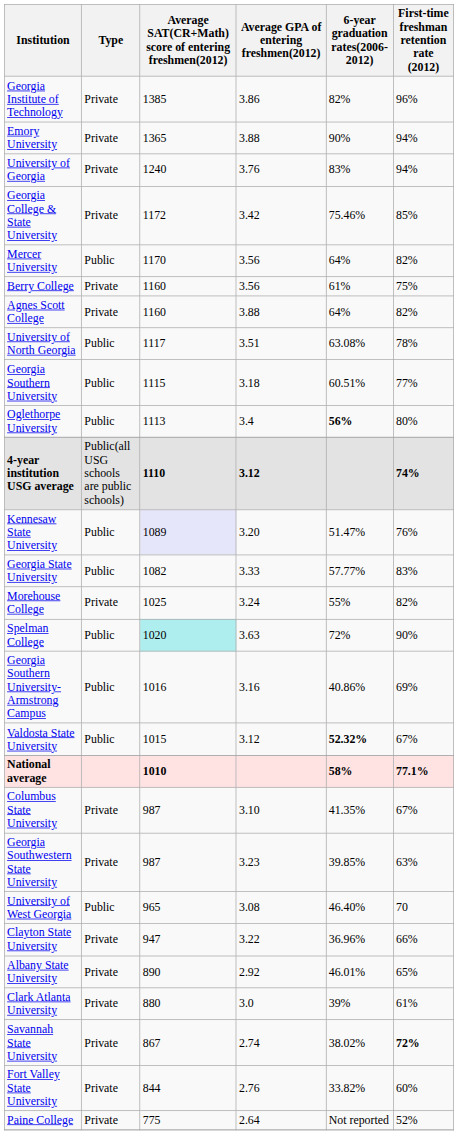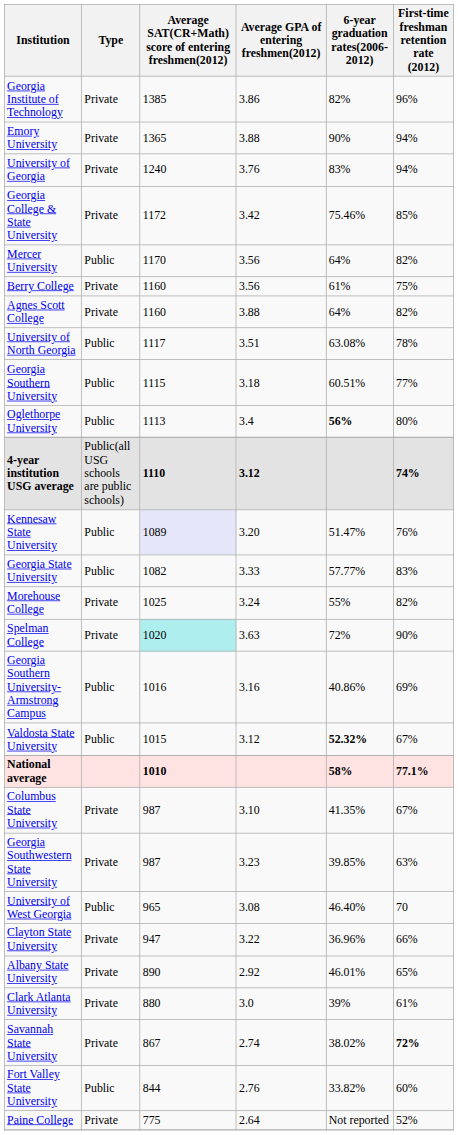(100, 635) Public -> (101, 635) Private
(101, 1088) Private -> (100, 1088) Public
